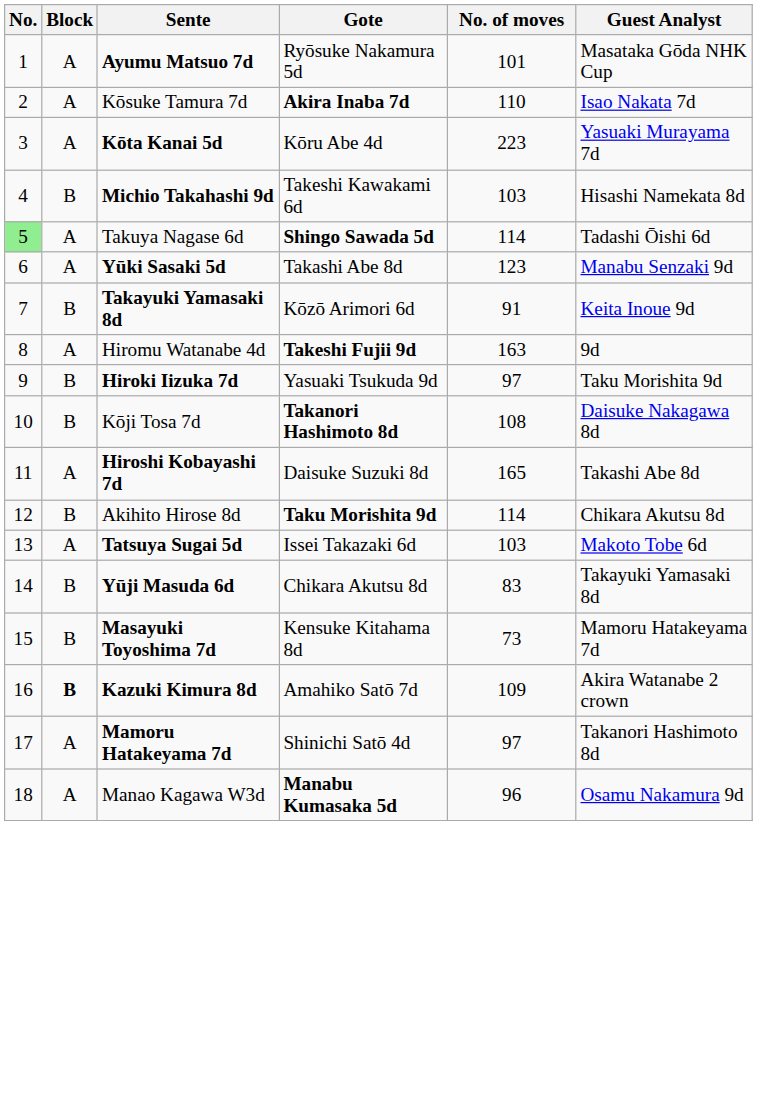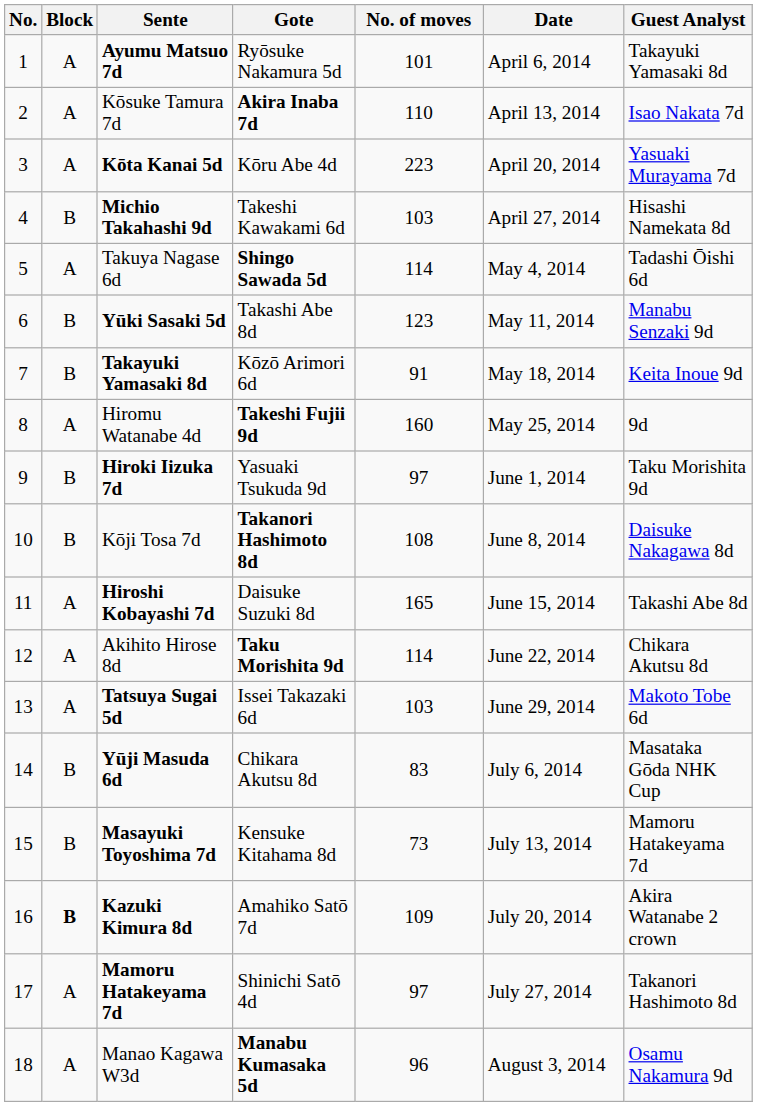+ column: (554, 19)
(664, 60) Masataka Gōda NHK Cup -> (678, 60) Takayuki Yamasaki 8d
(23, 236) lightgreen background -> (23, 269) no background
(70, 267) A -> (70, 321) B
(512, 349) 163 -> (419, 425) 160
(70, 514) B -> (70, 655) A
(656, 586) Takayuki Yamasaki 8d -> (673, 770) Masataka Gōda NHK Cup
